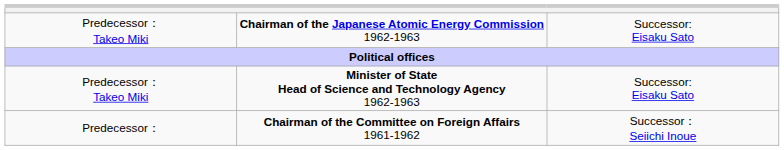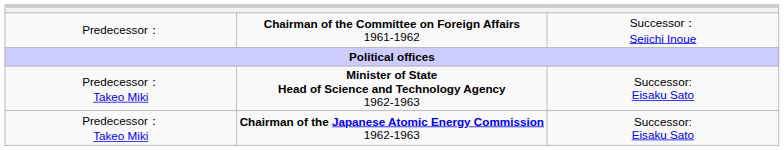rows swapped: (392, 128) <-> (392, 30)
